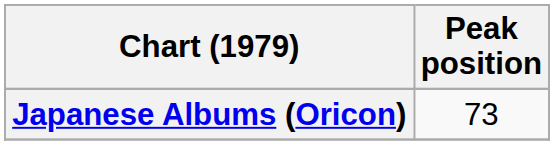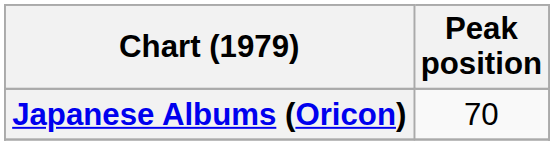(481, 113) 73 -> (481, 113) 70
